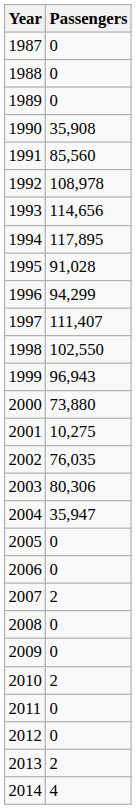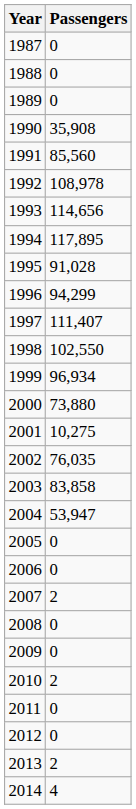(73, 376) 96,943 -> (73, 376) 96,934
(73, 487) 80,306 -> (73, 487) 83,858
(73, 514) 35,947 -> (73, 514) 53,947
